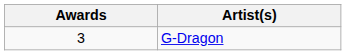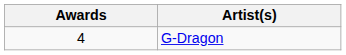(81, 38) 3 -> (81, 38) 4
